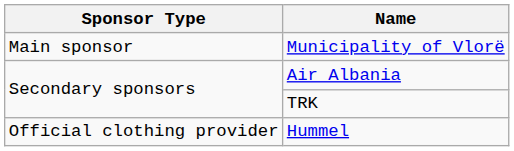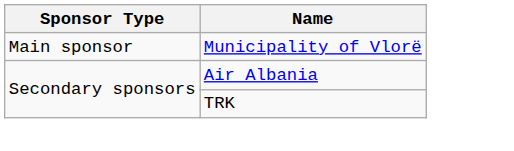- row: (318, 131)
